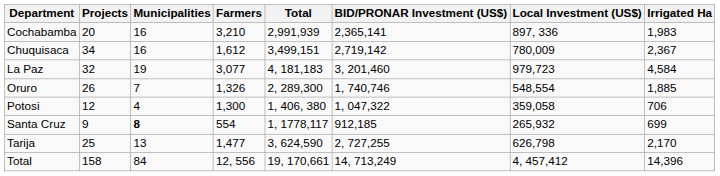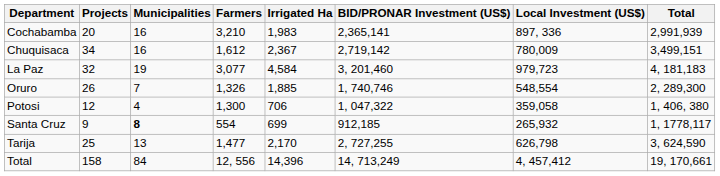columns swapped: (680, 13) <-> (298, 13)
